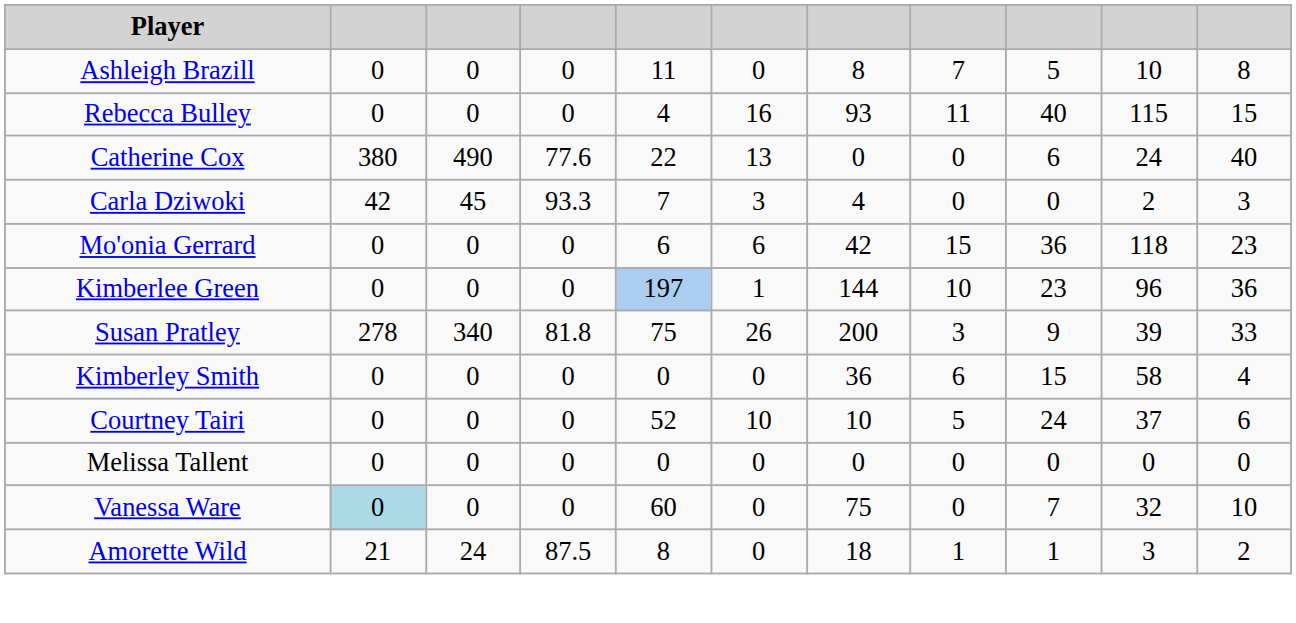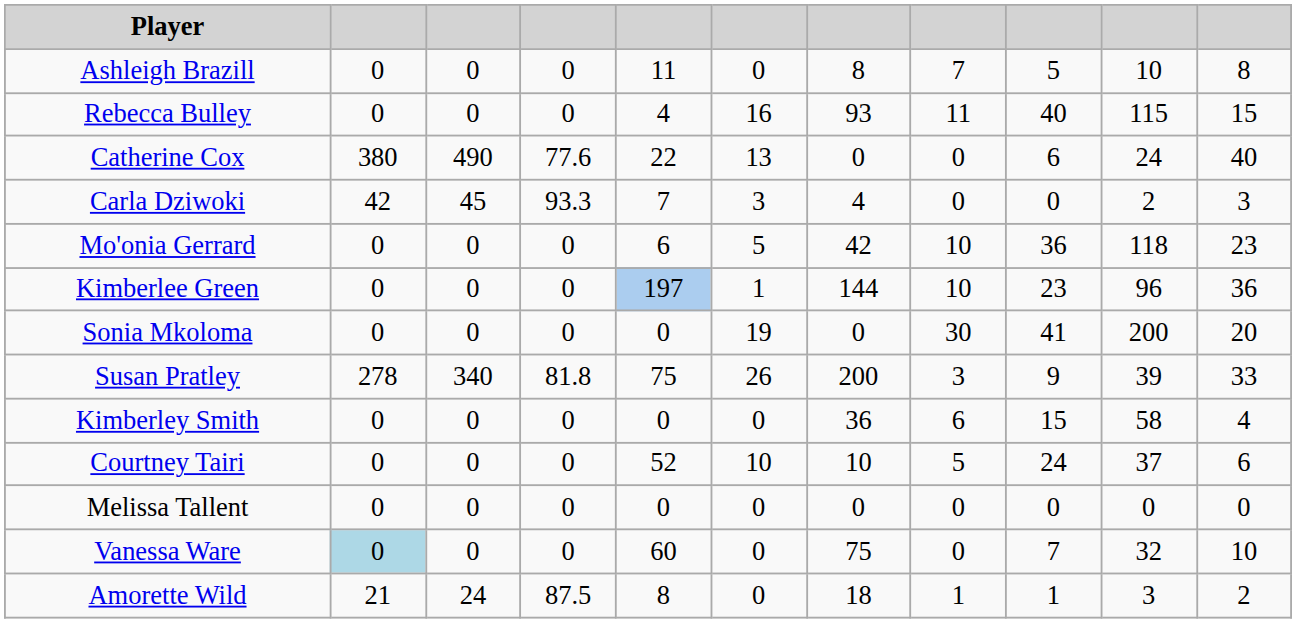(759, 245) 6 -> (759, 245) 5
(958, 245) 15 -> (958, 245) 10
+ row: (168, 332)
